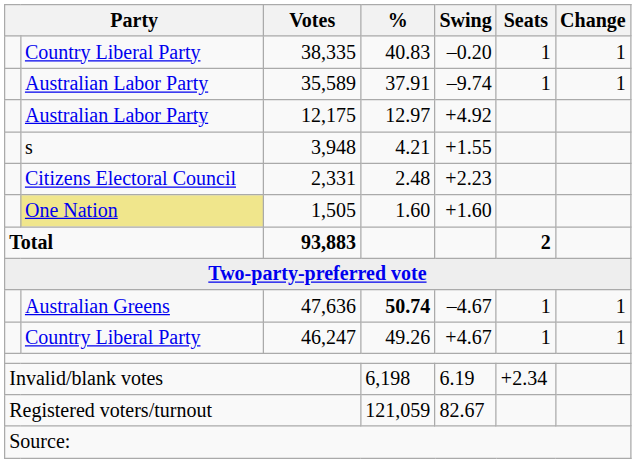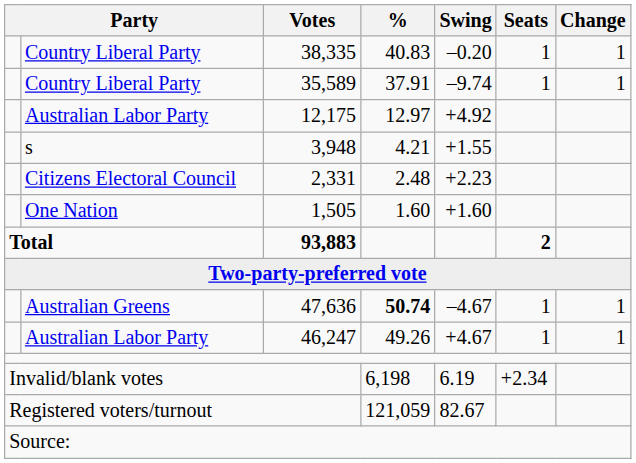(117, 83) Australian Labor Party -> (113, 83) Country Liberal Party
(71, 210) khaki background -> (71, 210) no background
(113, 337) Country Liberal Party -> (117, 337) Australian Labor Party
